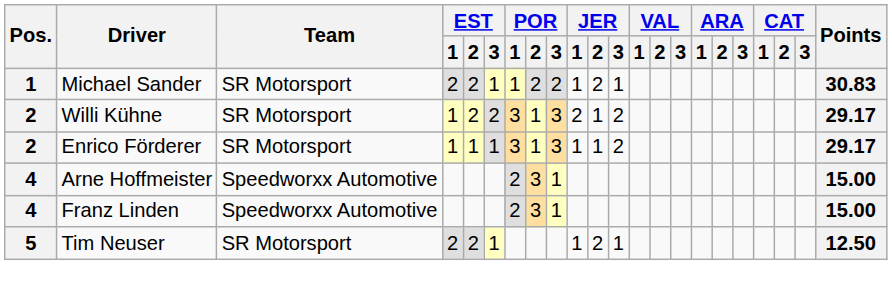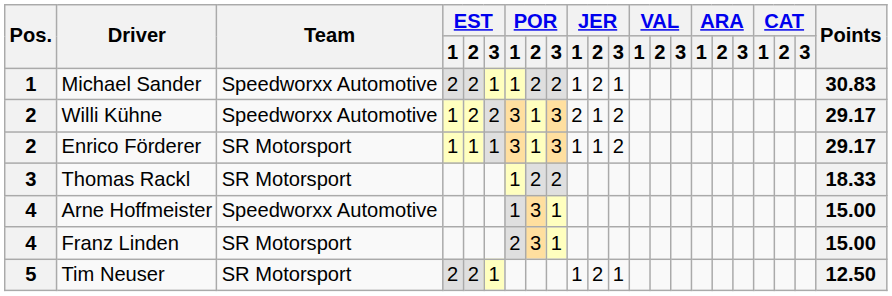(287, 84) SR Motorsport -> (330, 84) Speedworxx Automotive
(287, 115) SR Motorsport -> (330, 115) Speedworxx Automotive
+ row: (126, 179)
(515, 179) 2 -> (515, 211) 1
(330, 211) Speedworxx Automotive -> (287, 242) SR Motorsport
